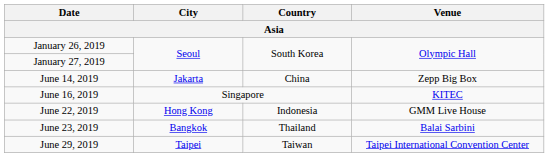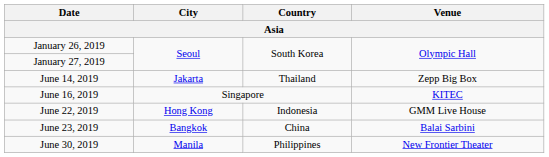(297, 78) China -> (297, 78) Thailand
(297, 128) Thailand -> (297, 128) China
- row: (69, 144)
+ row: (69, 144)
